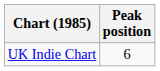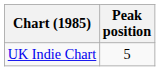(127, 54) 6 -> (127, 54) 5
